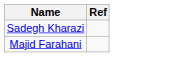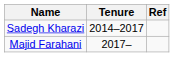+ column: (117, 12)
